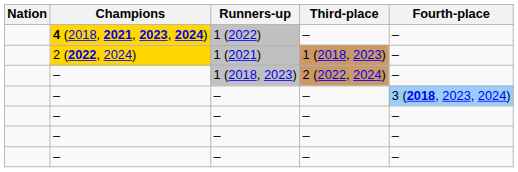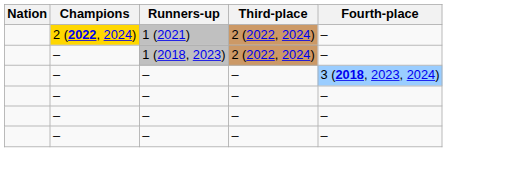- row: (130, 34)
(344, 55) 1 (2018, 2023) -> (273, 34) 2 (2022, 2024)
